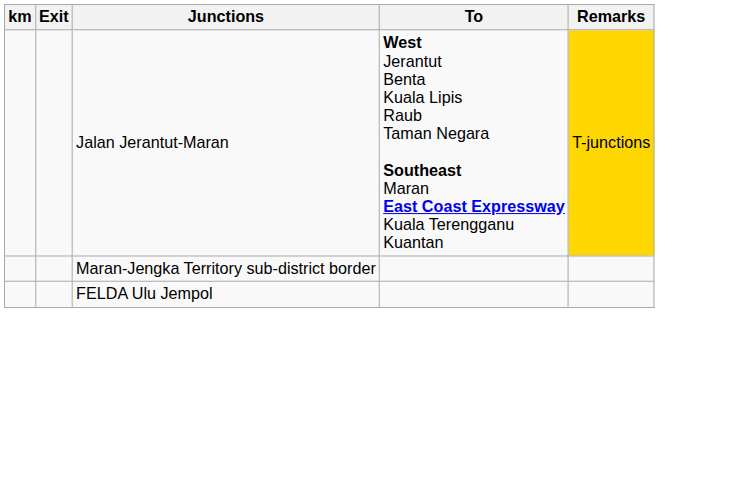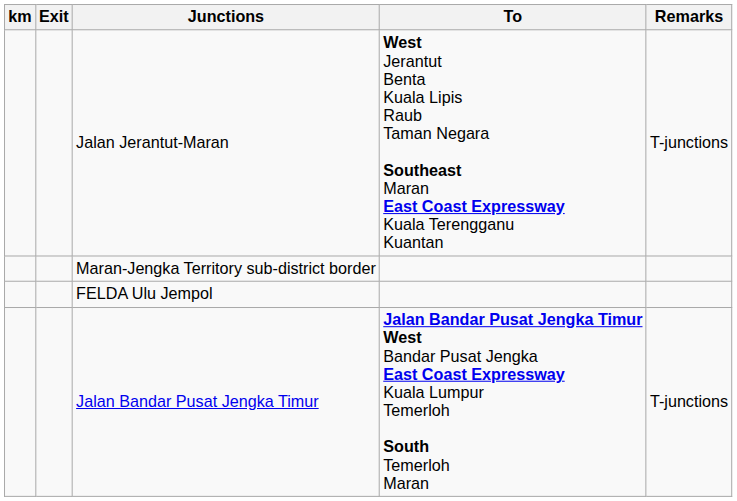(611, 142) gold background -> (689, 142) no background
+ row: (197, 401)
